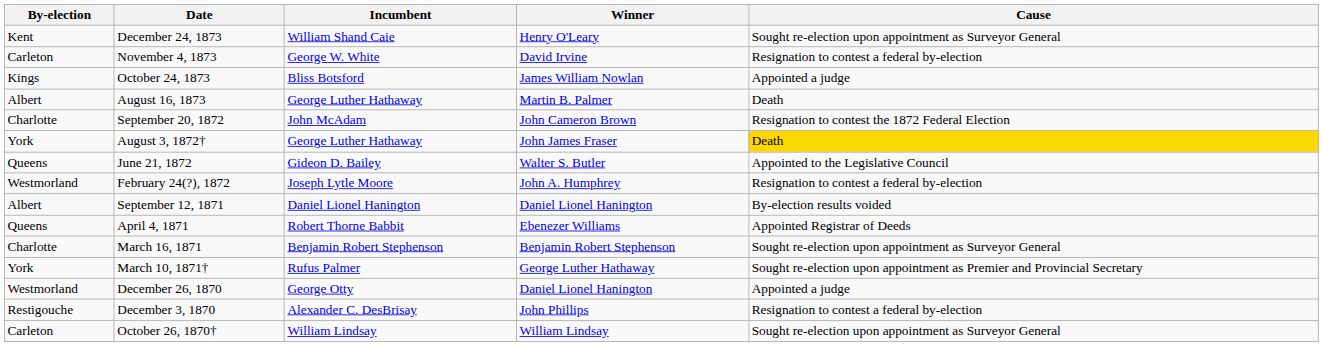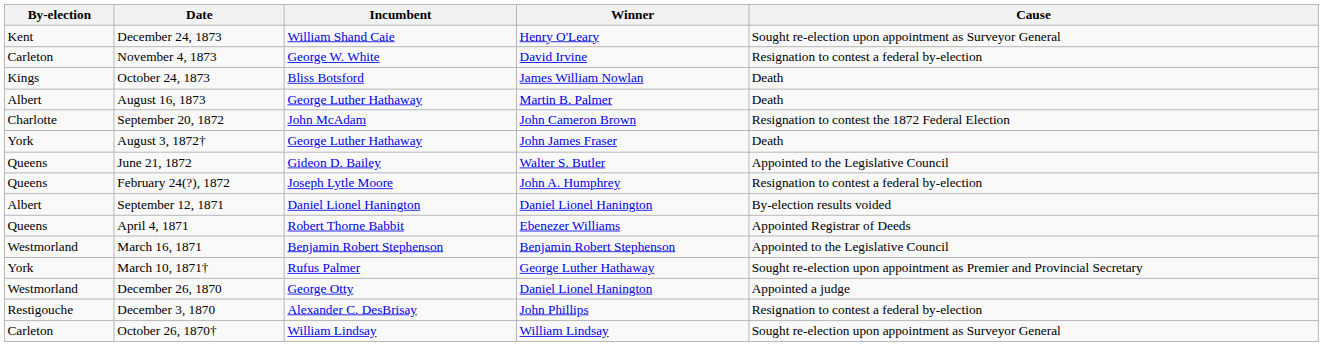(801, 78) Appointed a judge -> (768, 78) Death
(768, 141) gold background -> (768, 141) no background
(43, 183) Westmorland -> (27, 183) Queens
(32, 246) Charlotte -> (43, 246) Westmorland
(906, 246) Sought re-election upon appointment as Surveyor General -> (850, 246) Appointed to the Legislative Council
